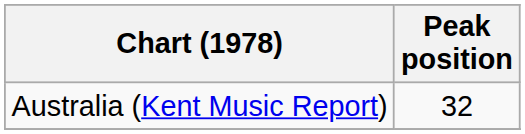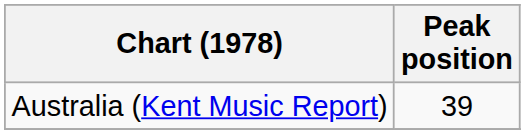(457, 105) 32 -> (457, 105) 39
